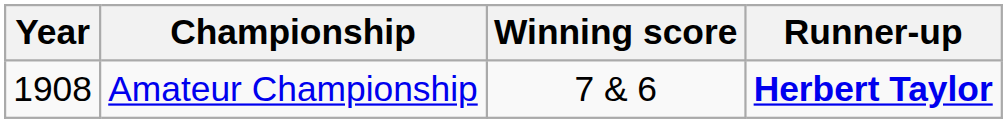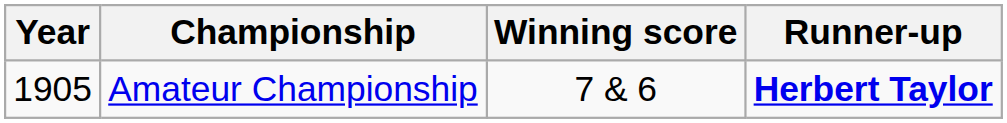(53, 88) 1908 -> (53, 88) 1905
